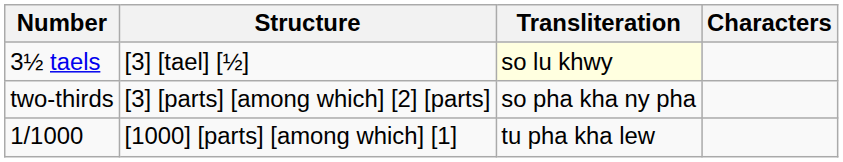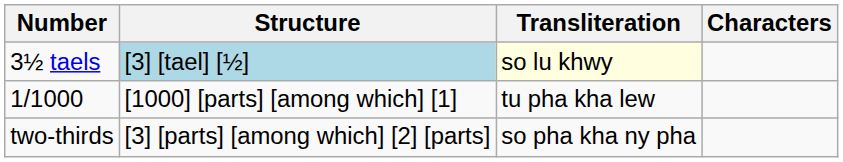(187, 61) no background -> (187, 61) lightblue background
rows swapped: (62, 99) <-> (47, 136)
